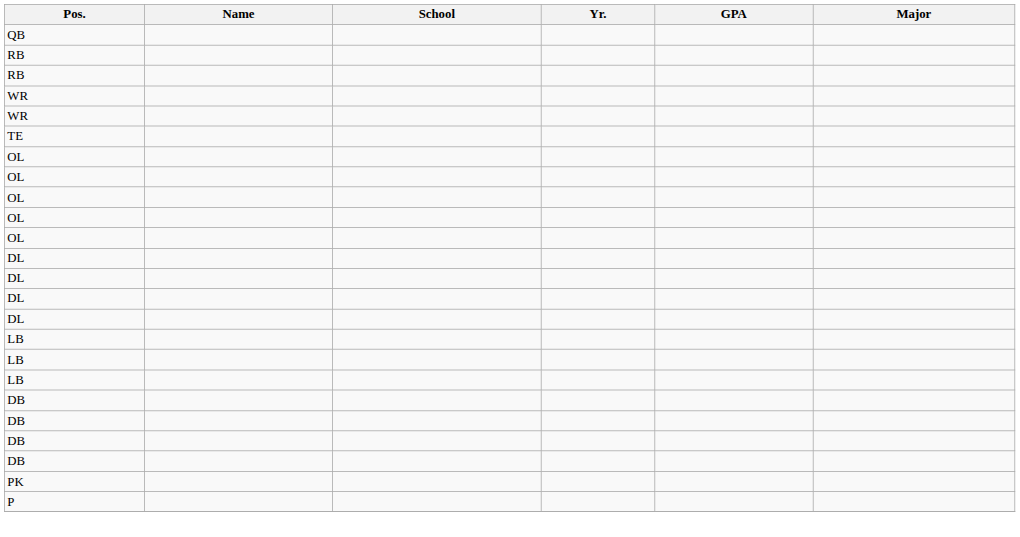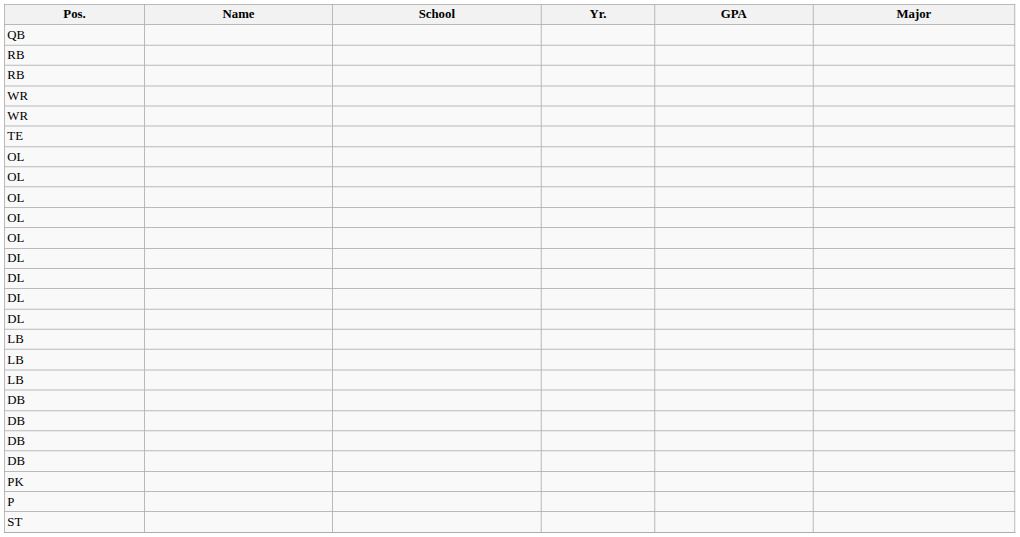+ row: (15, 522)
